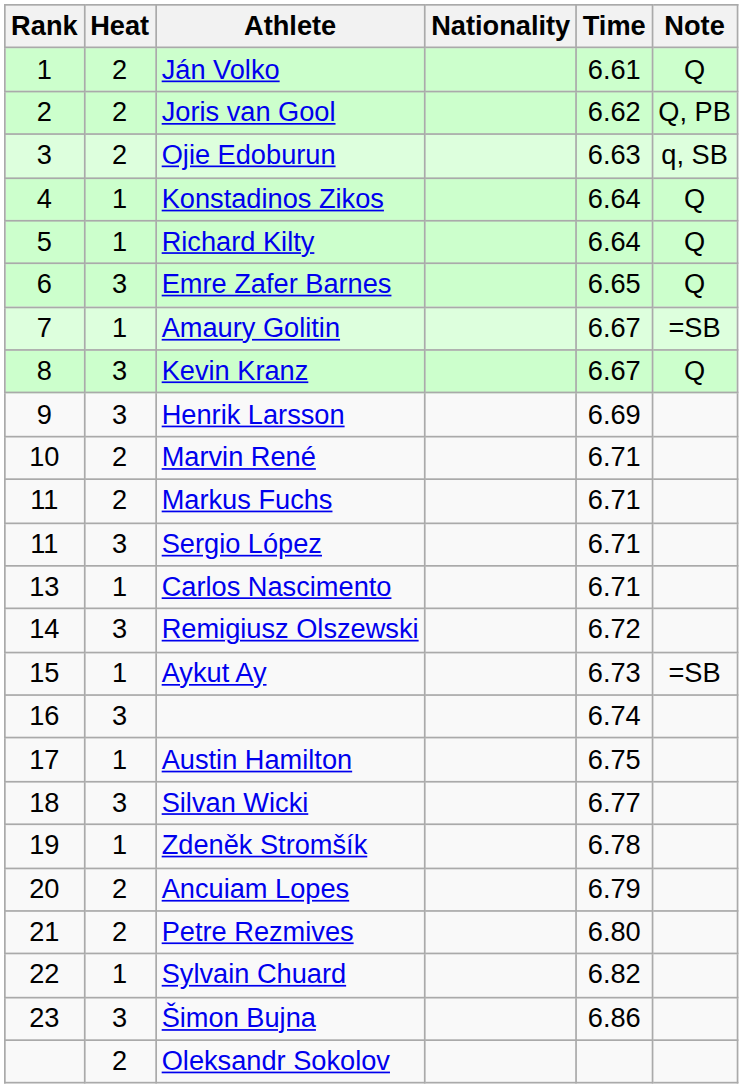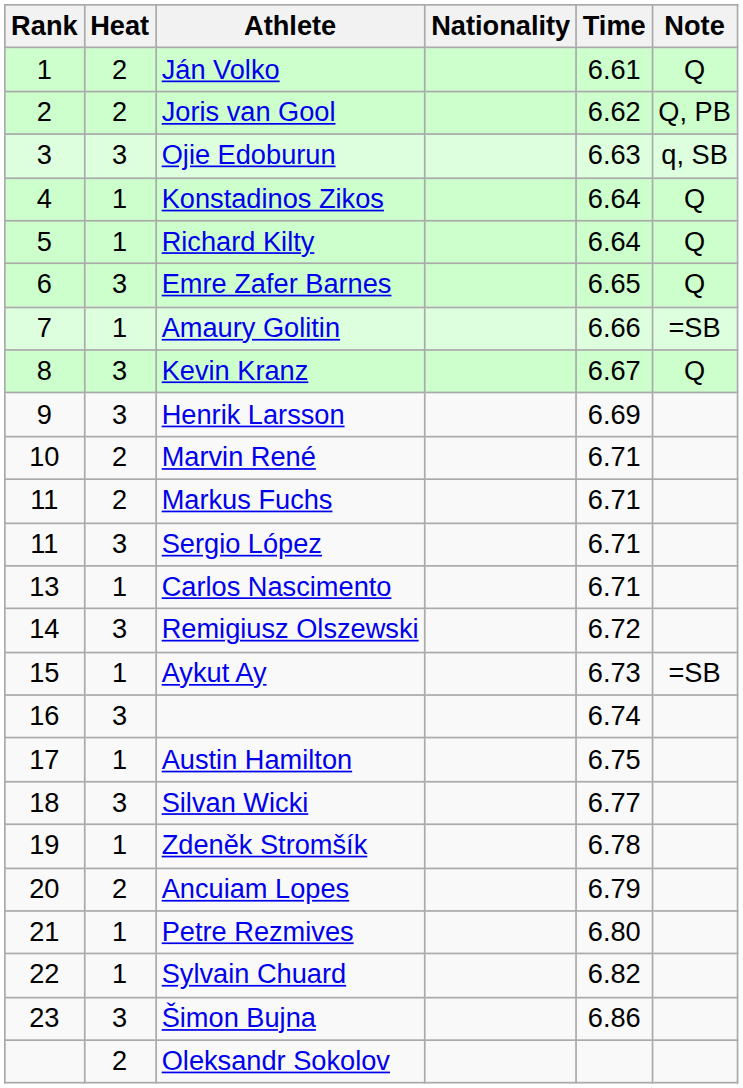(120, 155) 2 -> (120, 155) 3
(614, 328) 6.67 -> (614, 328) 6.66
(120, 931) 2 -> (120, 931) 1
